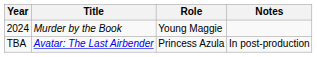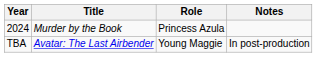(190, 28) Young Maggie -> (191, 28) Princess Azula
(191, 44) Princess Azula -> (190, 44) Young Maggie
